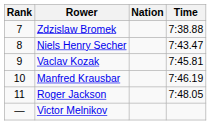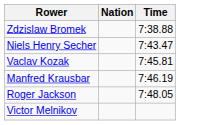- column: (19, 12)
